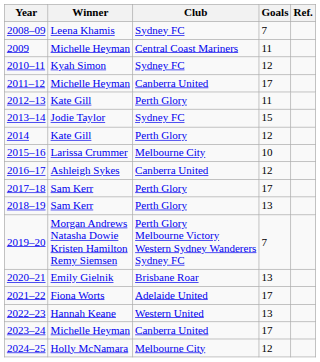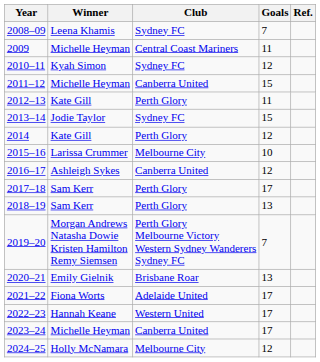(267, 83) 17 -> (267, 83) 15
(267, 313) 13 -> (267, 313) 17
